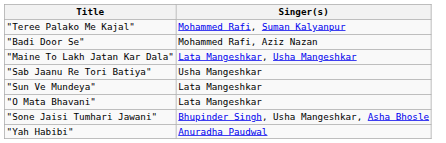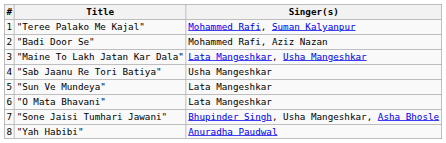+ column: (9, 12)
